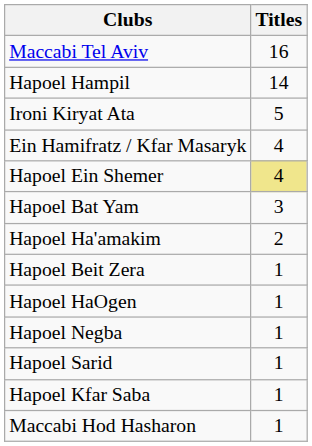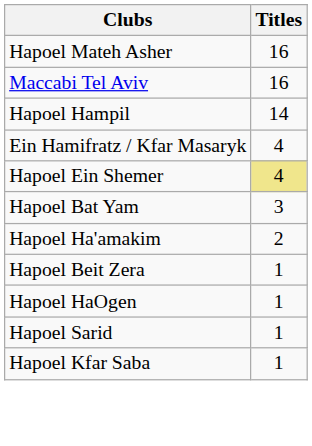+ row: (91, 51)
- row: (72, 113)
- row: (66, 332)
- row: (103, 425)
